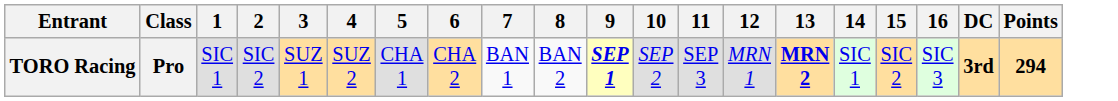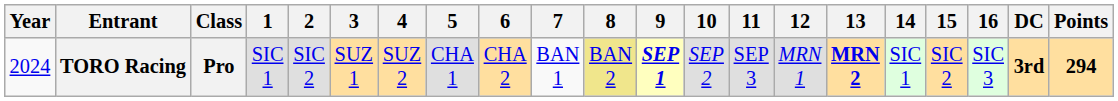+ column: (30, 20)
(560, 66) no background -> (611, 66) khaki background
